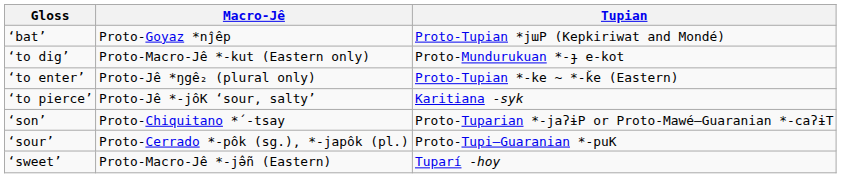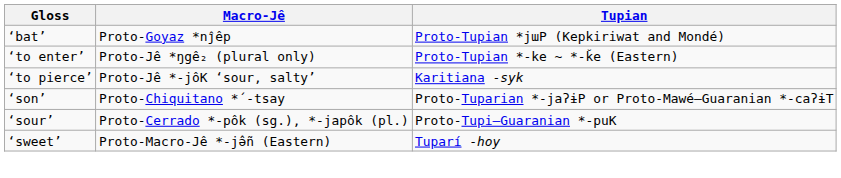- row: (39, 57)
